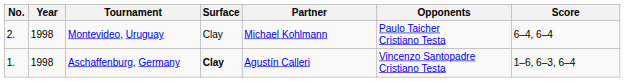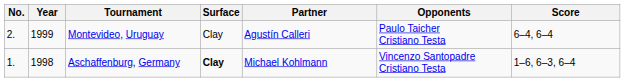(42, 34) 1998 -> (42, 34) 1999
(286, 34) Michael Kohlmann -> (277, 34) Agustín Calleri
(277, 62) Agustín Calleri -> (286, 62) Michael Kohlmann
